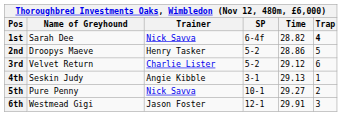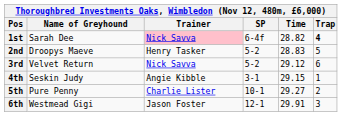(171, 38) no background -> (171, 38) pink background
(292, 51) 28.86 -> (292, 51) 28.83
(181, 64) Charlie Lister -> (171, 64) Nick Savva
(292, 78) 29.13 -> (292, 78) 29.15
(171, 91) Nick Savva -> (181, 91) Charlie Lister
